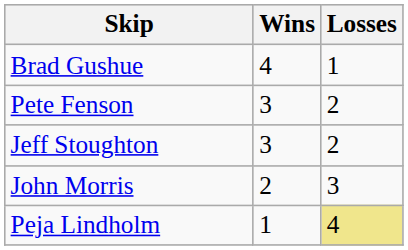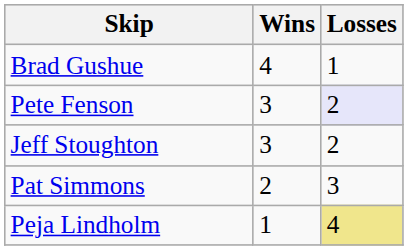(333, 104) no background -> (333, 104) lavender background
- row: (72, 184)
+ row: (78, 184)
